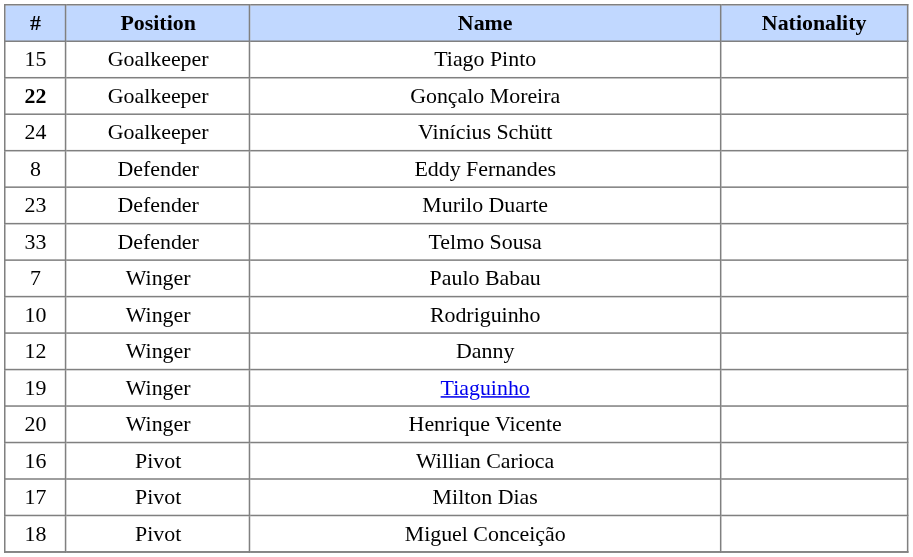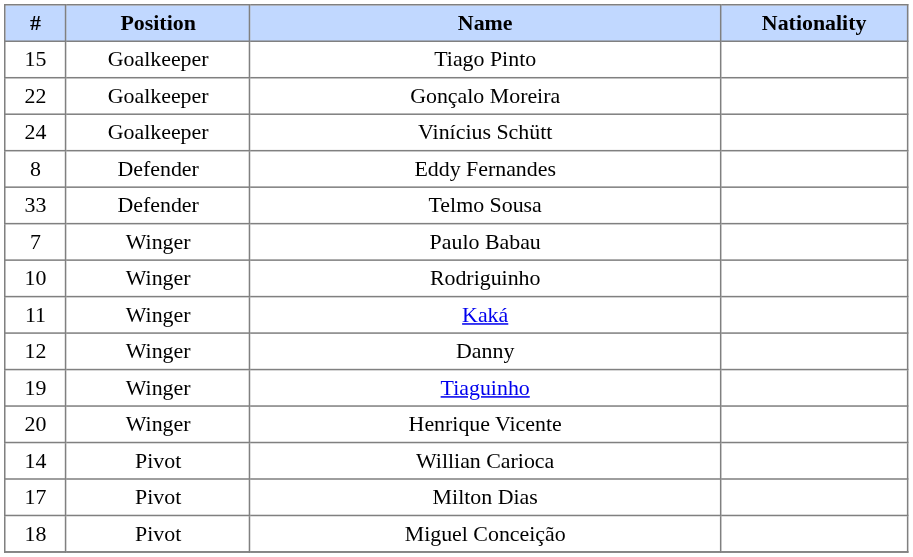(35, 95) bold -> (35, 95) normal
- row: (485, 205)
+ row: (485, 314)
(35, 460) 16 -> (35, 460) 14
